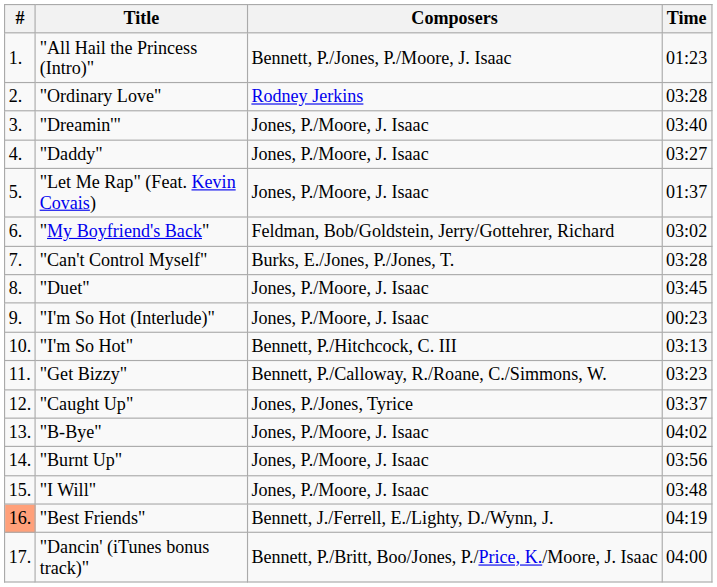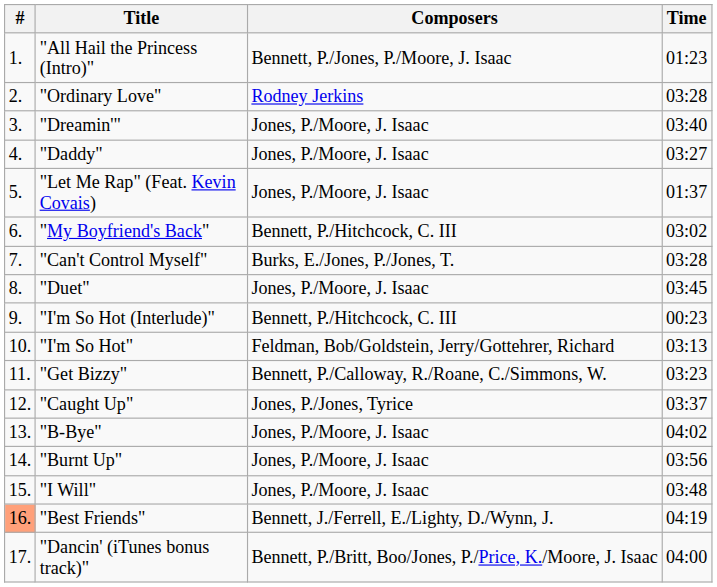(433, 231) Feldman, Bob/Goldstein, Jerry/Gottehrer, Richard -> (354, 231) Bennett, P./Hitchcock, C. III
(340, 317) Jones, P./Moore, J. Isaac -> (354, 317) Bennett, P./Hitchcock, C. III
(354, 346) Bennett, P./Hitchcock, C. III -> (433, 346) Feldman, Bob/Goldstein, Jerry/Gottehrer, Richard
